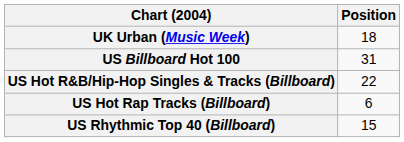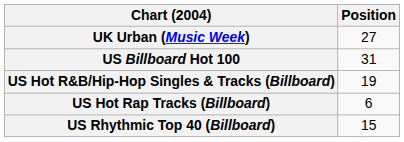(369, 37) 18 -> (369, 37) 27
(369, 81) 22 -> (369, 81) 19
